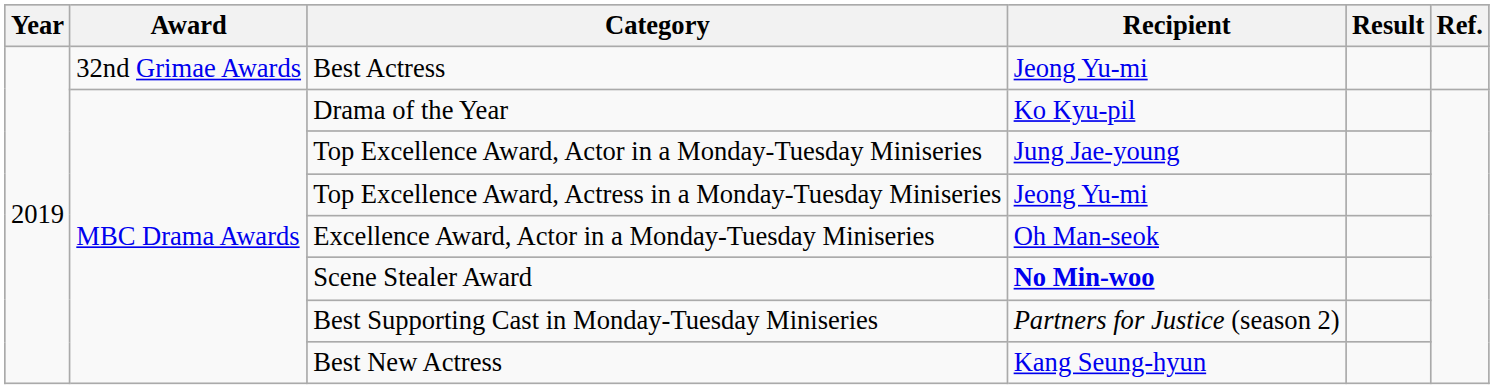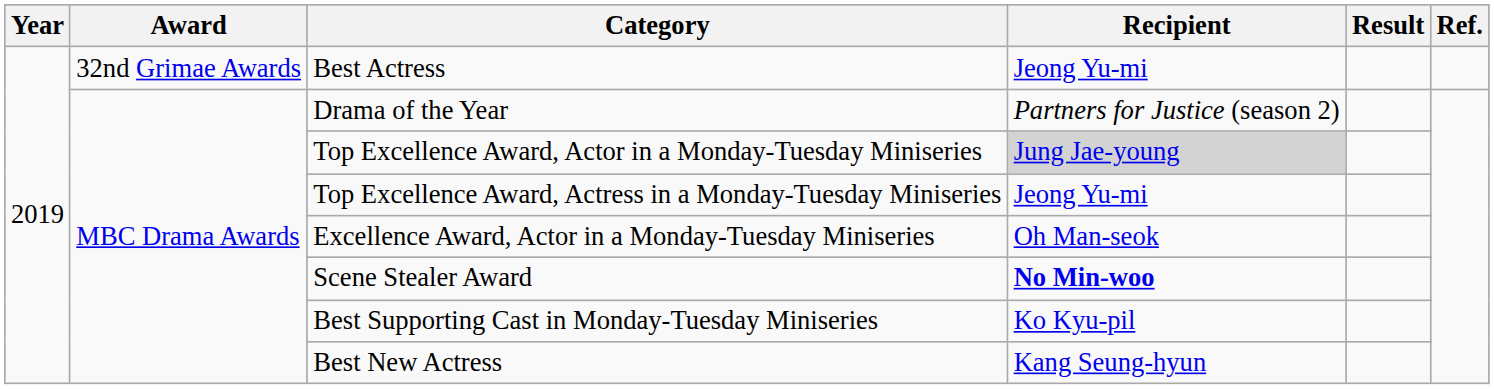(1075, 109) Ko Kyu-pil -> (1177, 109) Partners for Justice (season 2)
(1097, 151) no background -> (1097, 151) lightgrey background
(1177, 320) Partners for Justice (season 2) -> (1075, 320) Ko Kyu-pil
